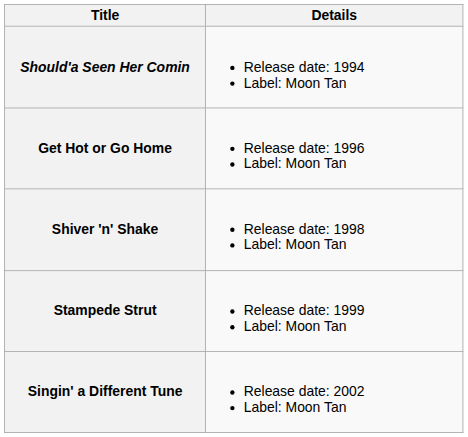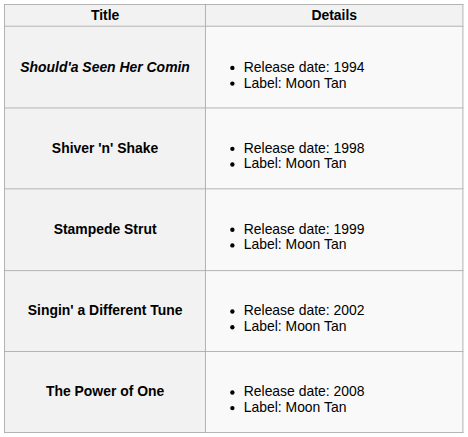- row: (105, 148)
+ row: (105, 392)
